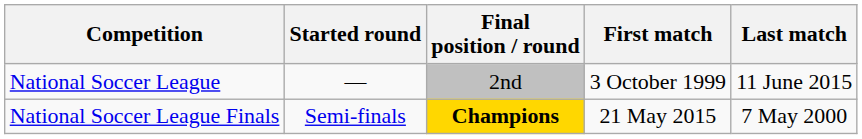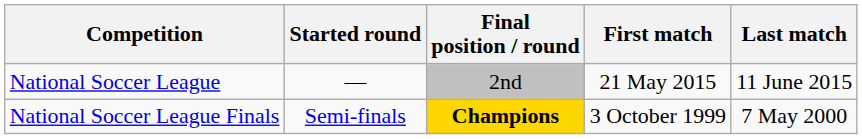(658, 81) 3 October 1999 -> (658, 81) 21 May 2015
(658, 116) 21 May 2015 -> (658, 116) 3 October 1999
